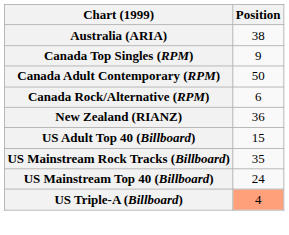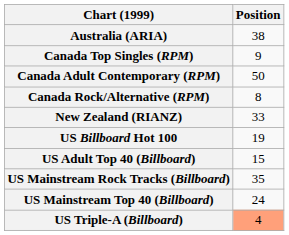(258, 96) 6 -> (258, 96) 8
(258, 117) 36 -> (258, 117) 33
+ row: (119, 138)
